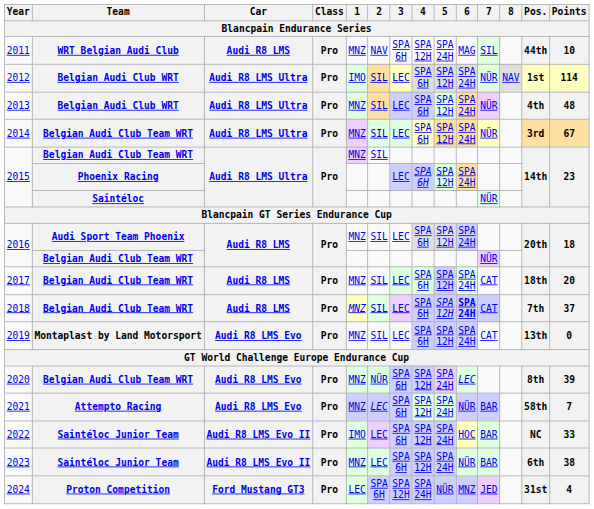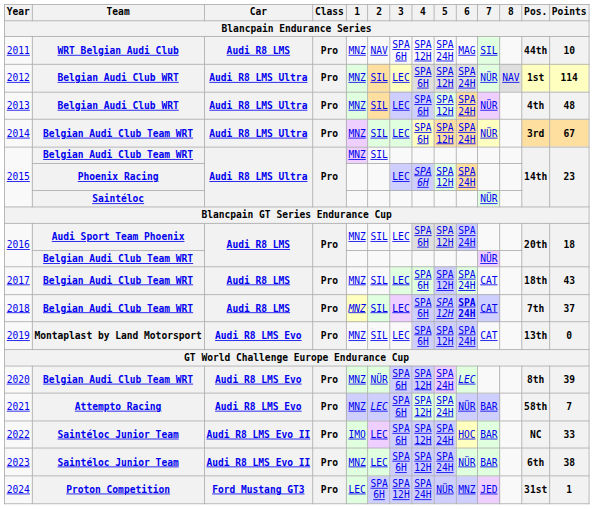(357, 78) IMO -> (357, 78) MNZ
(569, 280) 20 -> (569, 280) 43
(569, 489) 4 -> (569, 489) 1
